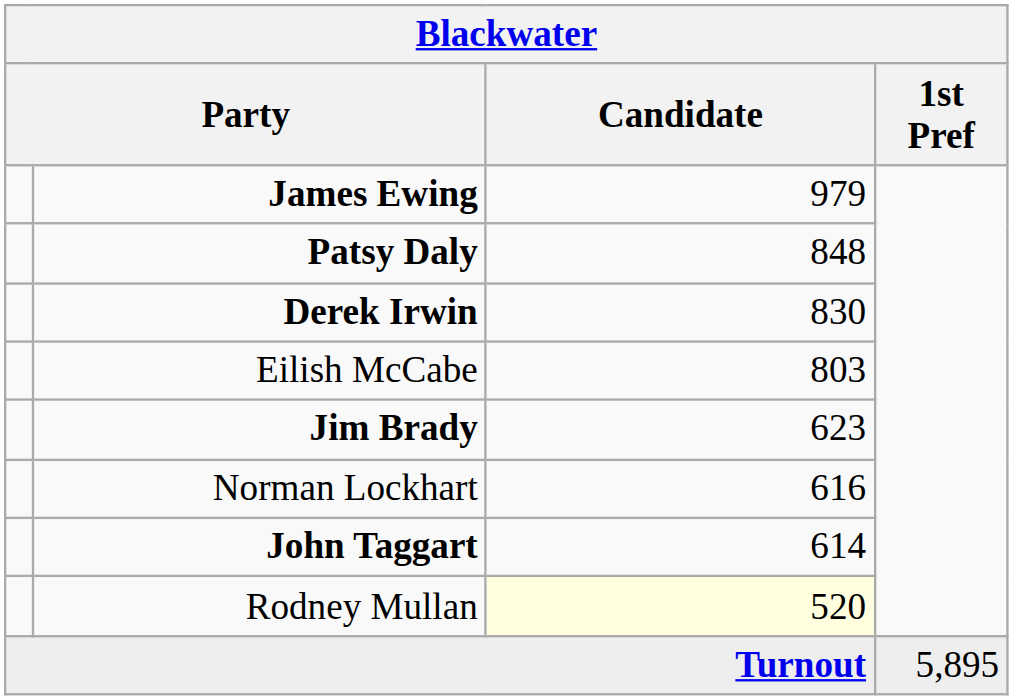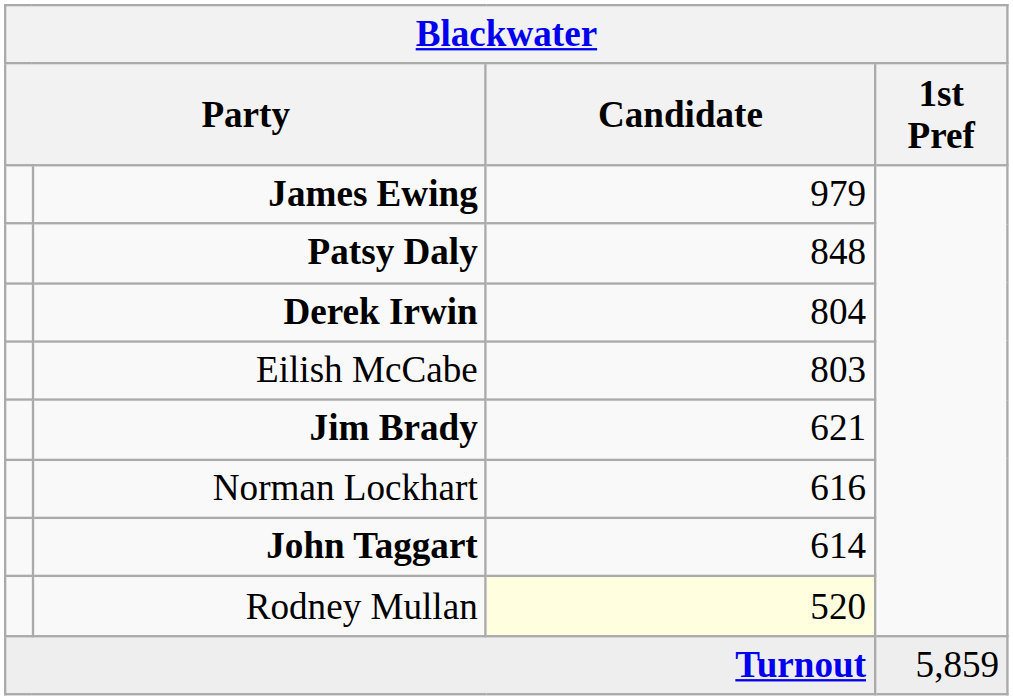(838, 311) 830 -> (838, 311) 804
(838, 428) 623 -> (838, 428) 621
(957, 664) 5,895 -> (957, 664) 5,859
